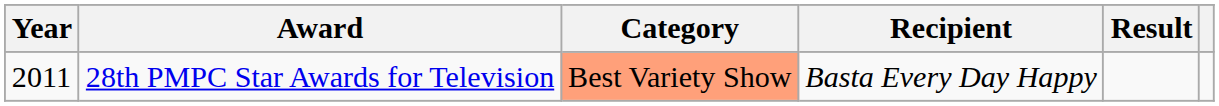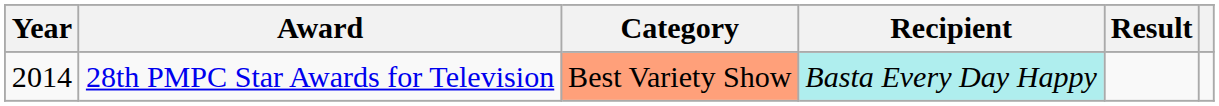(41, 76) 2011 -> (42, 76) 2014
(951, 76) no background -> (951, 76) paleturquoise background
